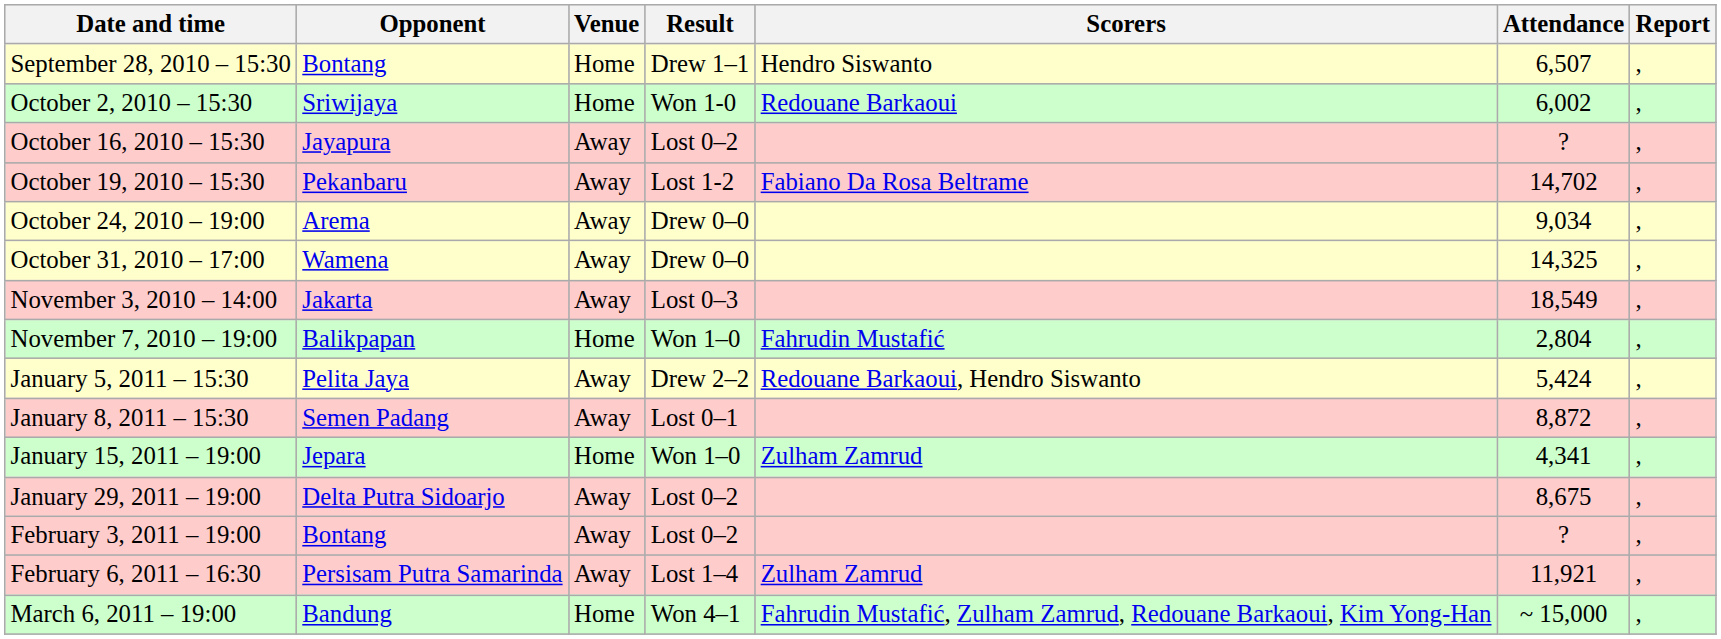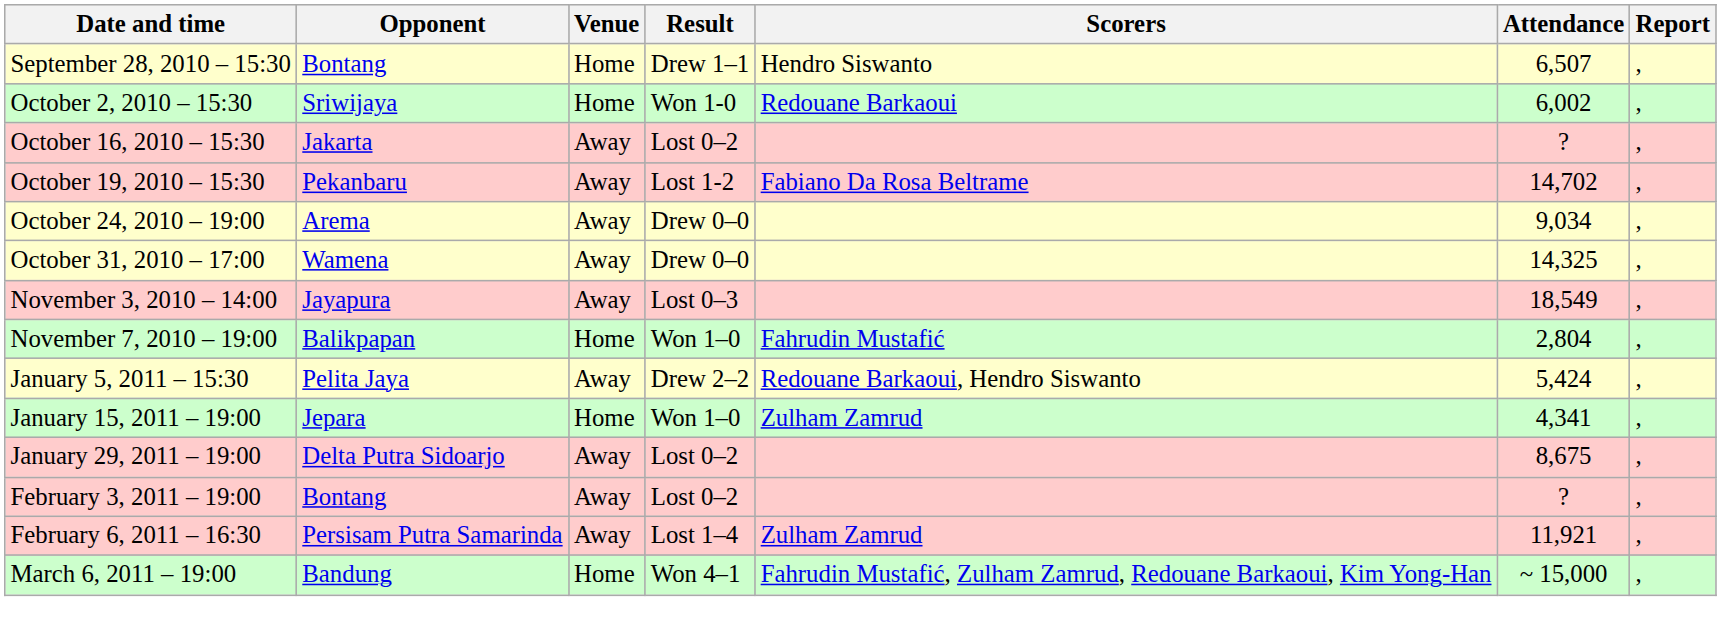(346, 142) Jayapura -> (337, 142) Jakarta
(337, 299) Jakarta -> (346, 299) Jayapura
- row: (130, 417)
